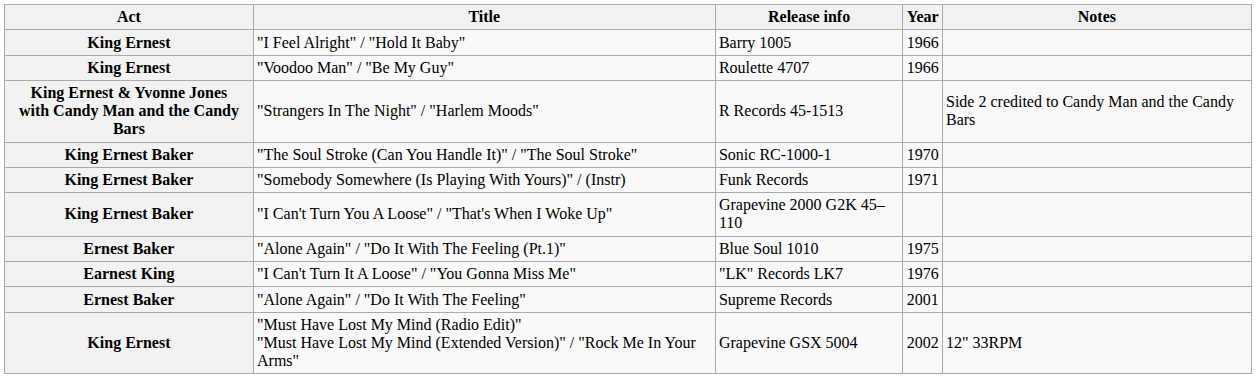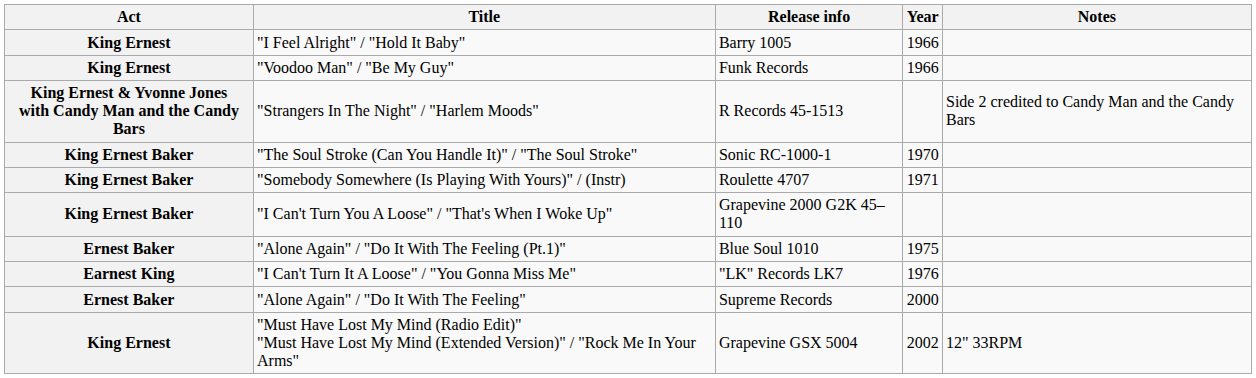(764, 67) Roulette 4707 -> (764, 67) Funk Records
(764, 180) Funk Records -> (764, 180) Roulette 4707
(923, 299) 2001 -> (923, 299) 2000
